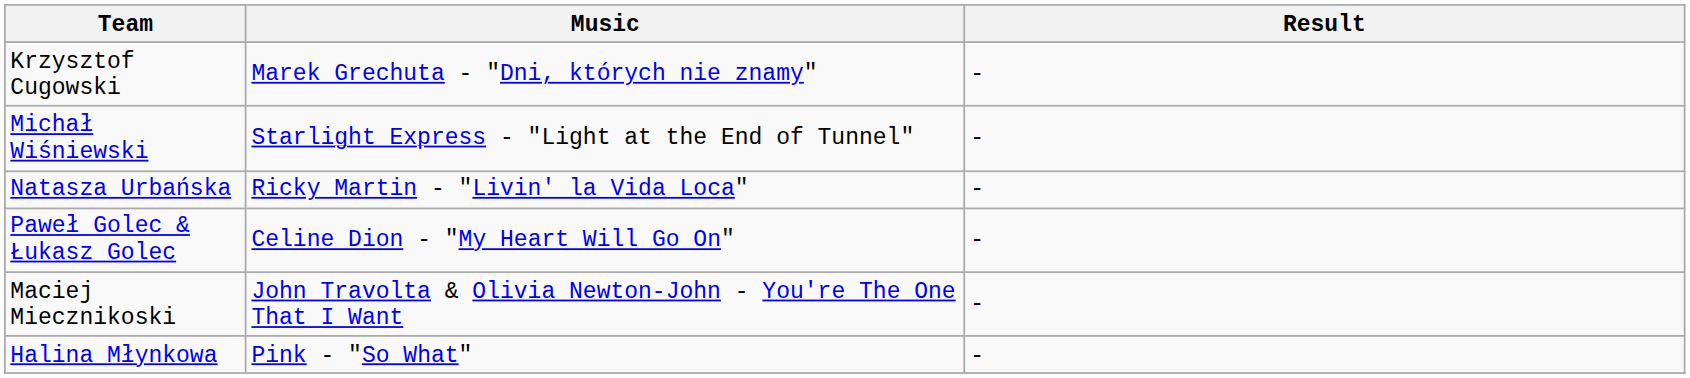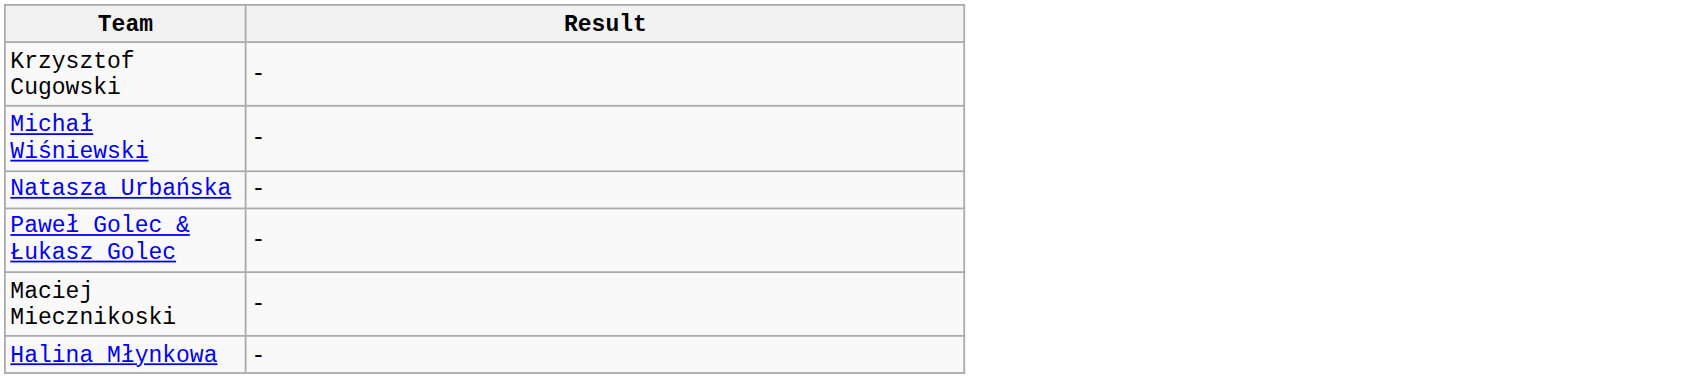- column: (605, 24)
